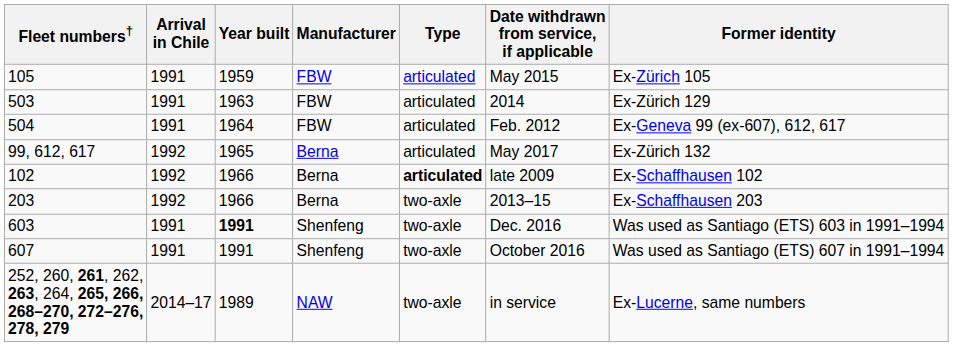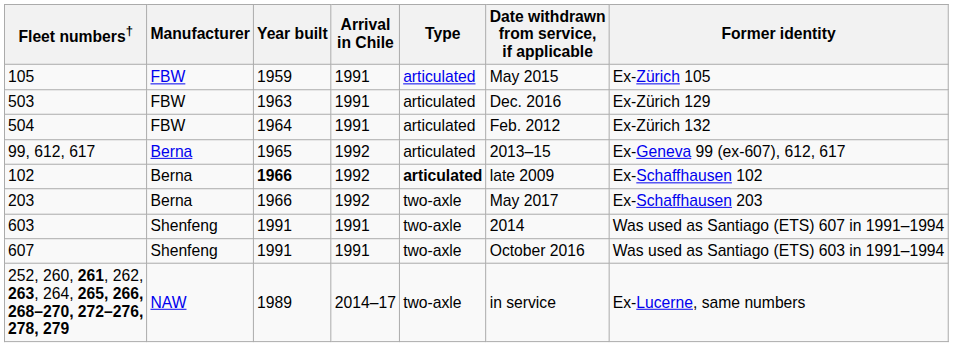columns swapped: (346, 34) <-> (181, 34)
(507, 101) 2014 -> (525, 101) Dec. 2016
(729, 126) Ex-Geneva 99 (ex-607), 612, 617 -> (662, 126) Ex-Zürich 132
(524, 151) May 2017 -> (520, 151) 2013–15
(662, 151) Ex-Zürich 132 -> (729, 151) Ex-Geneva 99 (ex-607), 612, 617
(236, 176) normal -> (274, 176) bold
(520, 201) 2013–15 -> (524, 201) May 2017
(236, 226) bold -> (274, 226) normal
(525, 226) Dec. 2016 -> (507, 226) 2014
(779, 226) Was used as Santiago (ETS) 603 in 1991–1994 -> (779, 226) Was used as Santiago (ETS) 607 in 1991–1994
(779, 251) Was used as Santiago (ETS) 607 in 1991–1994 -> (779, 251) Was used as Santiago (ETS) 603 in 1991–1994
